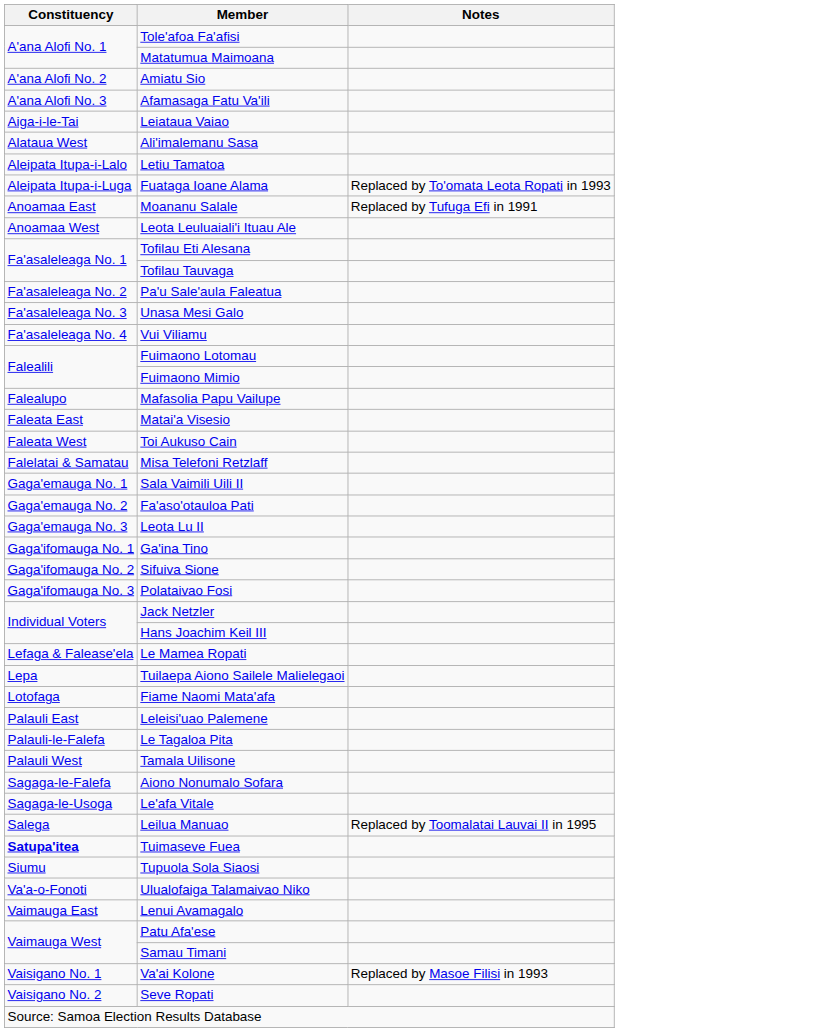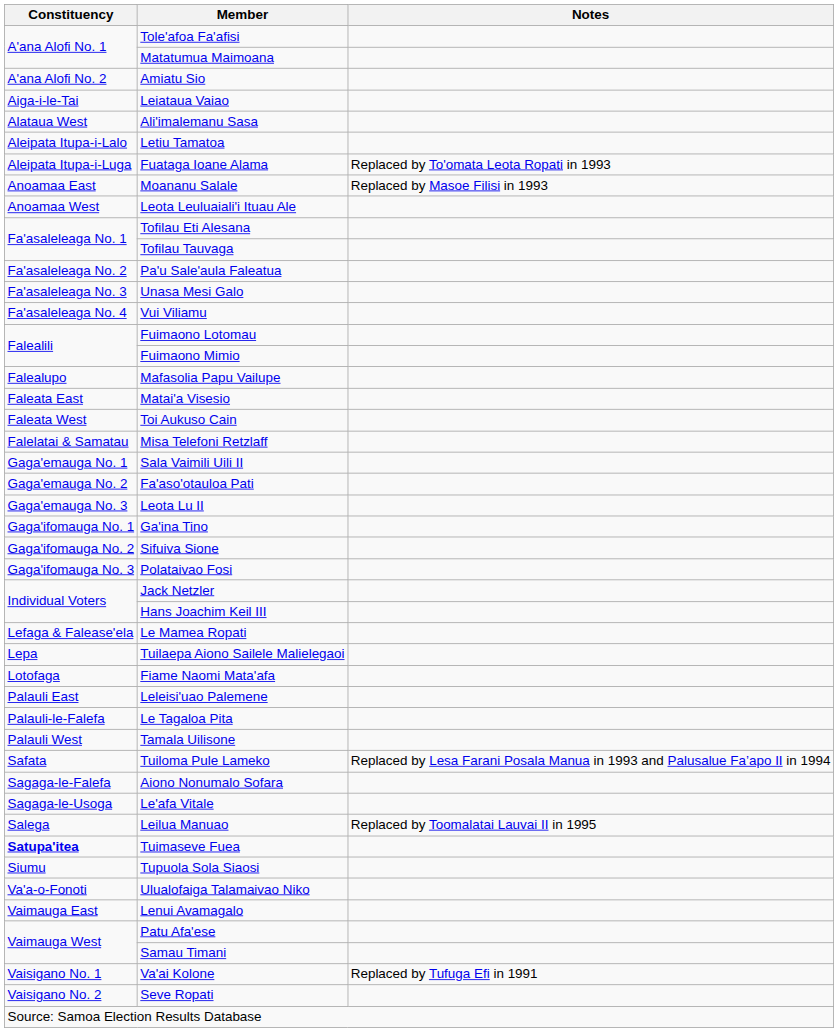- row: (205, 100)
(444, 206) Replaced by Tufuga Efi in 1991 -> (449, 185) Replaced by Masoe Filisi in 1993
+ row: (205, 761)
(449, 974) Replaced by Masoe Filisi in 1993 -> (444, 974) Replaced by Tufuga Efi in 1991
